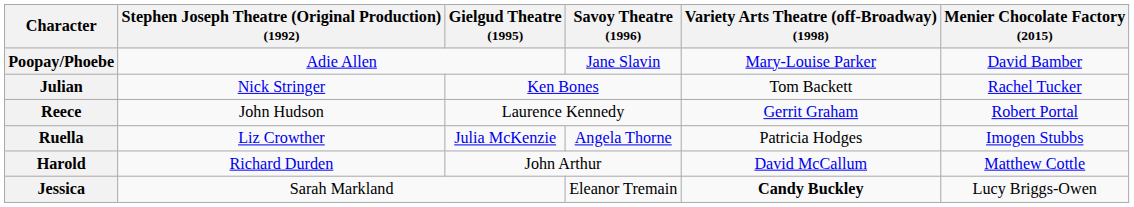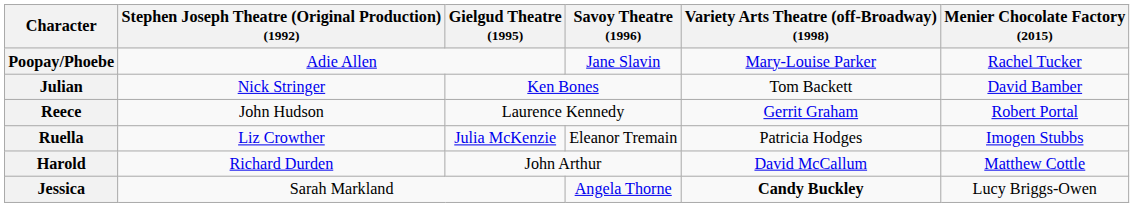(1035, 61) David Bamber -> (1035, 61) Rachel Tucker
(1035, 86) Rachel Tucker -> (1035, 86) David Bamber
(623, 138) Angela Thorne -> (623, 138) Eleanor Tremain
(623, 189) Eleanor Tremain -> (623, 189) Angela Thorne
